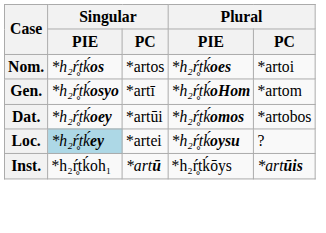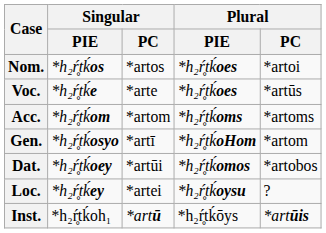+ row: (26, 91)
+ row: (26, 116)
(78, 141) lightblue background -> (78, 191) no background
